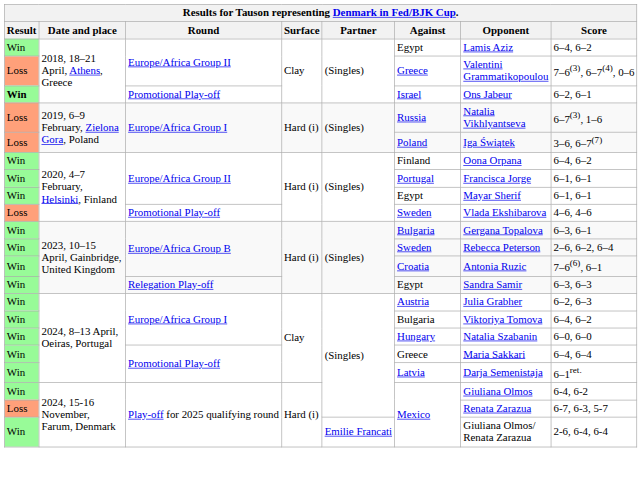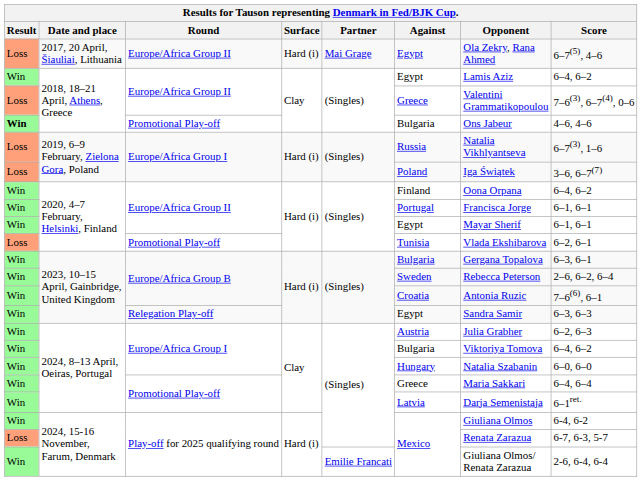+ row: (82, 53)
(409, 94) Israel -> (416, 123) Bulgaria
(573, 94) 6–2, 6–1 -> (573, 123) 4–6, 4–6
(414, 213) Sweden -> (413, 242) Tunisia
(573, 213) 4–6, 4–6 -> (573, 242) 6–2, 6–1
